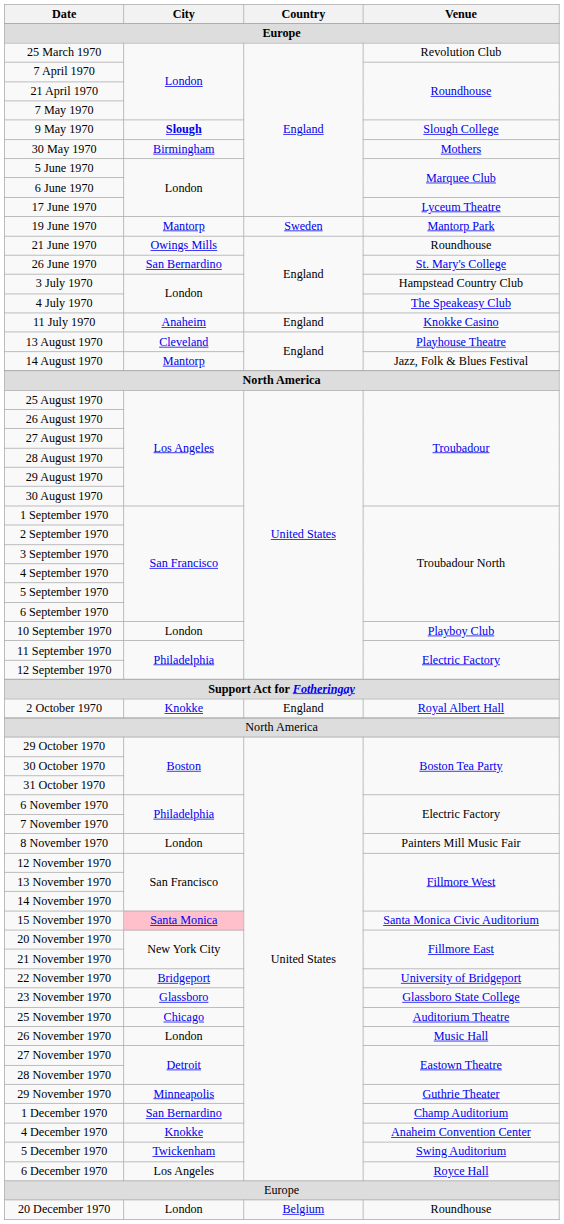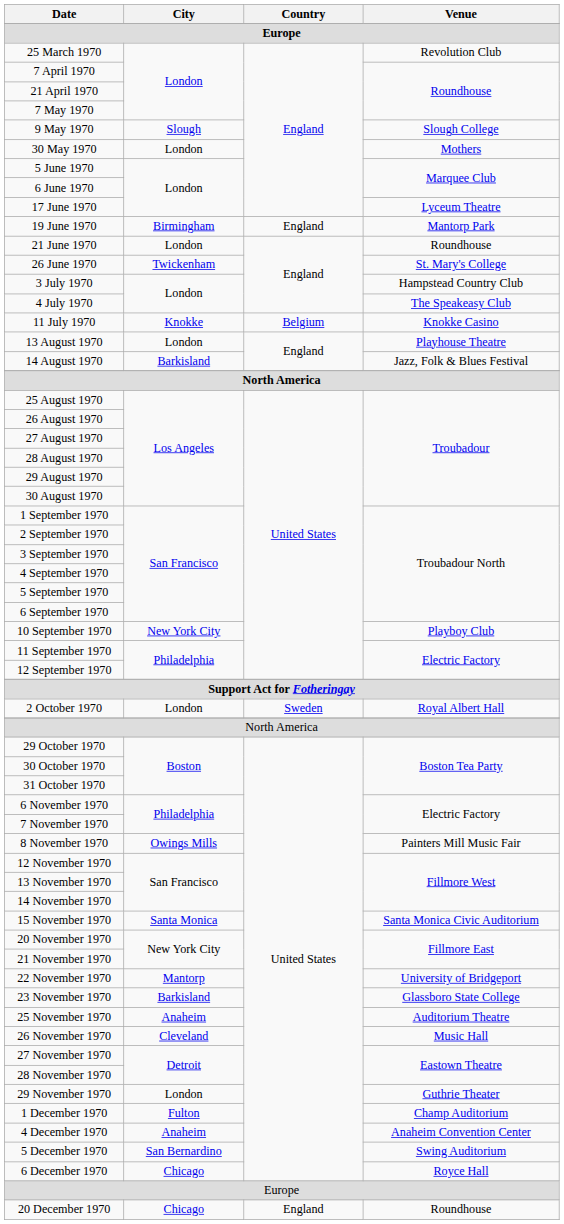(184, 129) bold -> (184, 129) normal
(184, 149) Birmingham -> (184, 149) London
(184, 226) Mantorp -> (184, 226) Birmingham
(303, 226) Sweden -> (303, 226) England
(184, 245) Owings Mills -> (184, 245) London
(184, 264) San Bernardino -> (184, 264) Twickenham
(184, 322) Anaheim -> (184, 322) Knokke
(303, 322) England -> (303, 322) Belgium
(184, 341) Cleveland -> (184, 341) London
(184, 361) Mantorp -> (184, 361) Barkisland
(184, 631) London -> (184, 631) New York City
(184, 708) Knokke -> (184, 708) London
(303, 708) England -> (303, 708) Sweden
(184, 843) London -> (184, 843) Owings Mills
(184, 920) pink background -> (184, 920) no background
(184, 978) Bridgeport -> (184, 978) Mantorp
(184, 997) Glassboro -> (184, 997) Barkisland
(184, 1016) Chicago -> (184, 1016) Anaheim
(184, 1036) London -> (184, 1036) Cleveland
(184, 1094) Minneapolis -> (184, 1094) London
(184, 1113) San Bernardino -> (184, 1113) Fulton
(184, 1132) Knokke -> (184, 1132) Anaheim
(184, 1151) Twickenham -> (184, 1151) San Bernardino
(184, 1171) Los Angeles -> (184, 1171) Chicago
(184, 1209) London -> (184, 1209) Chicago
(303, 1209) Belgium -> (303, 1209) England
